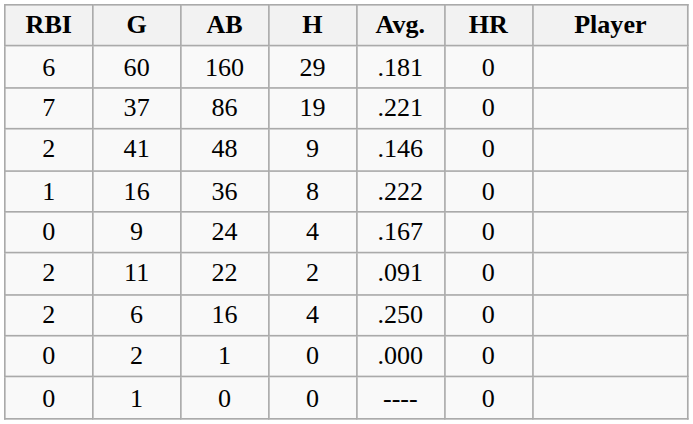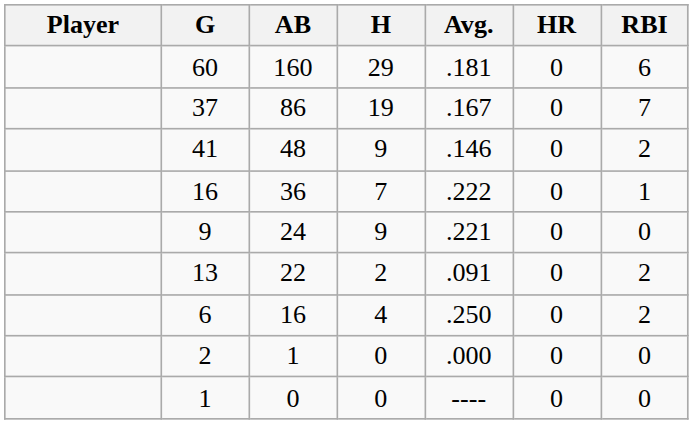columns swapped: (610, 25) <-> (49, 25)
(400, 107) .221 -> (469, 107) .167
(312, 190) 8 -> (381, 190) 7
(312, 231) 4 -> (381, 231) 9
(400, 231) .167 -> (469, 231) .221
(137, 273) 11 -> (205, 273) 13
